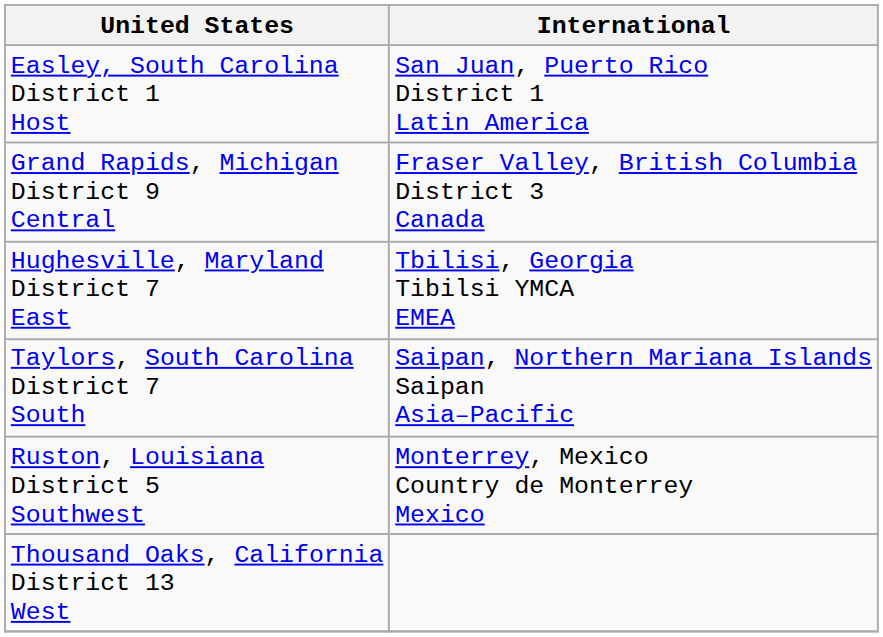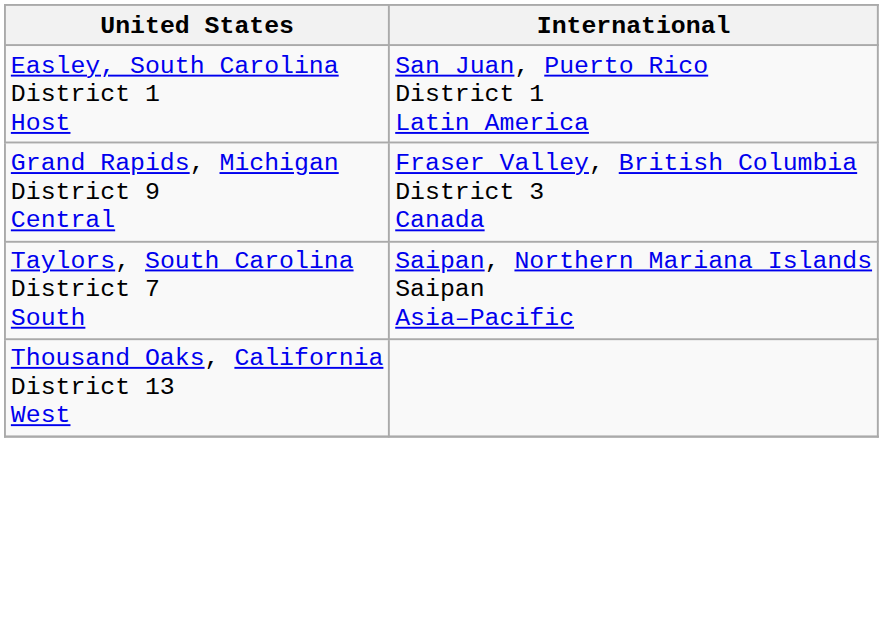- row: (167, 290)
- row: (138, 485)
